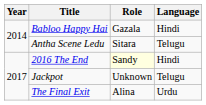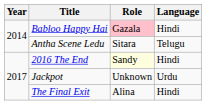(126, 28) no background -> (126, 28) pink background
(171, 76) Telugu -> (167, 76) Urdu
(167, 92) Urdu -> (168, 92) Hindi
